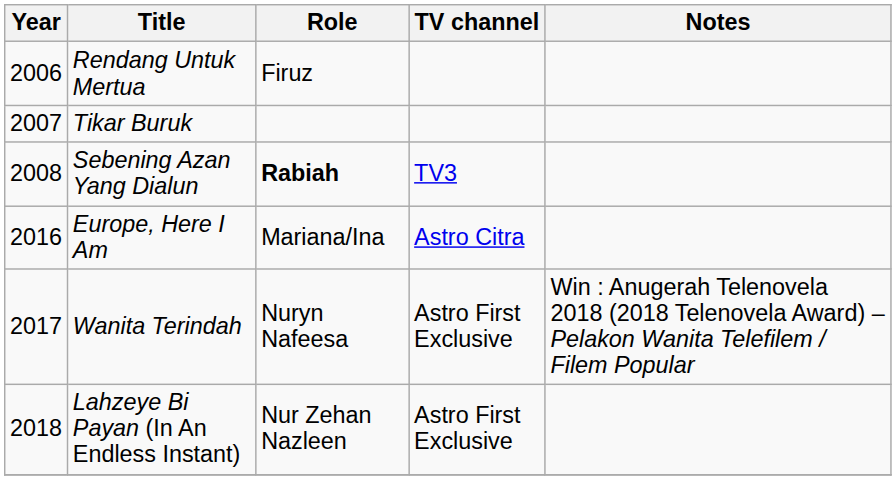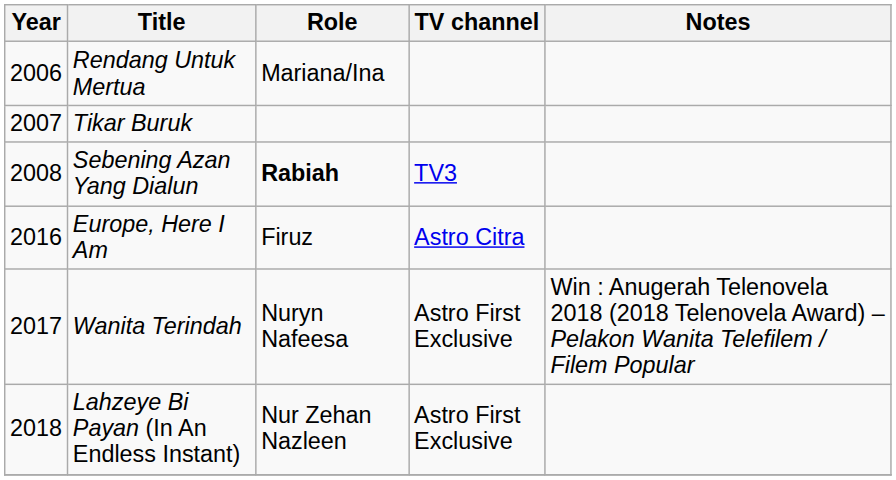(287, 73) Firuz -> (323, 73) Mariana/Ina
(323, 236) Mariana/Ina -> (287, 236) Firuz
